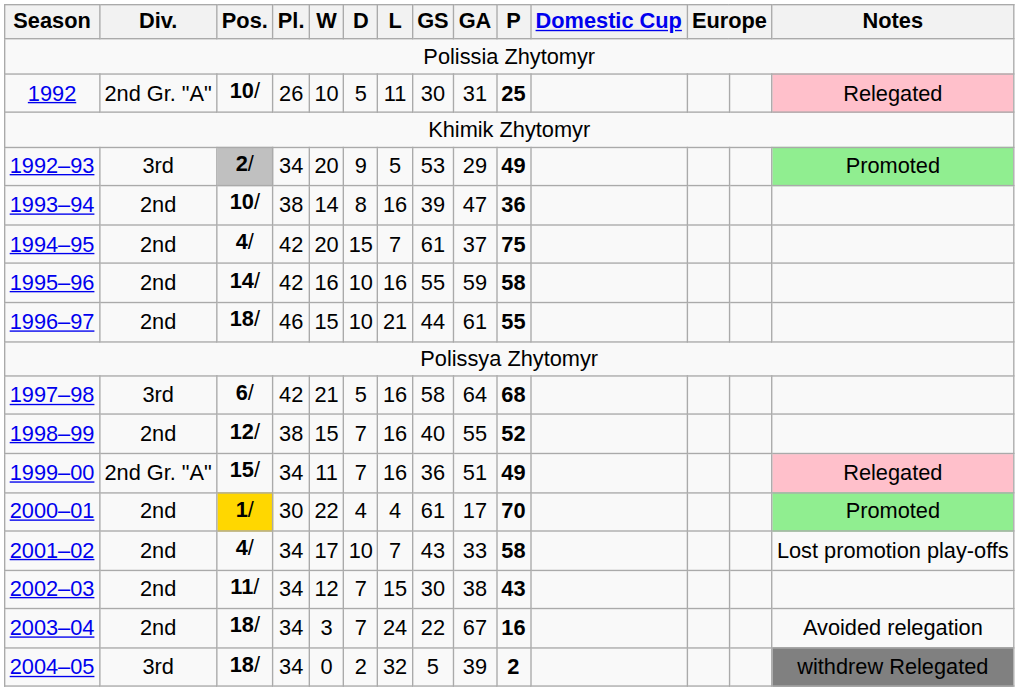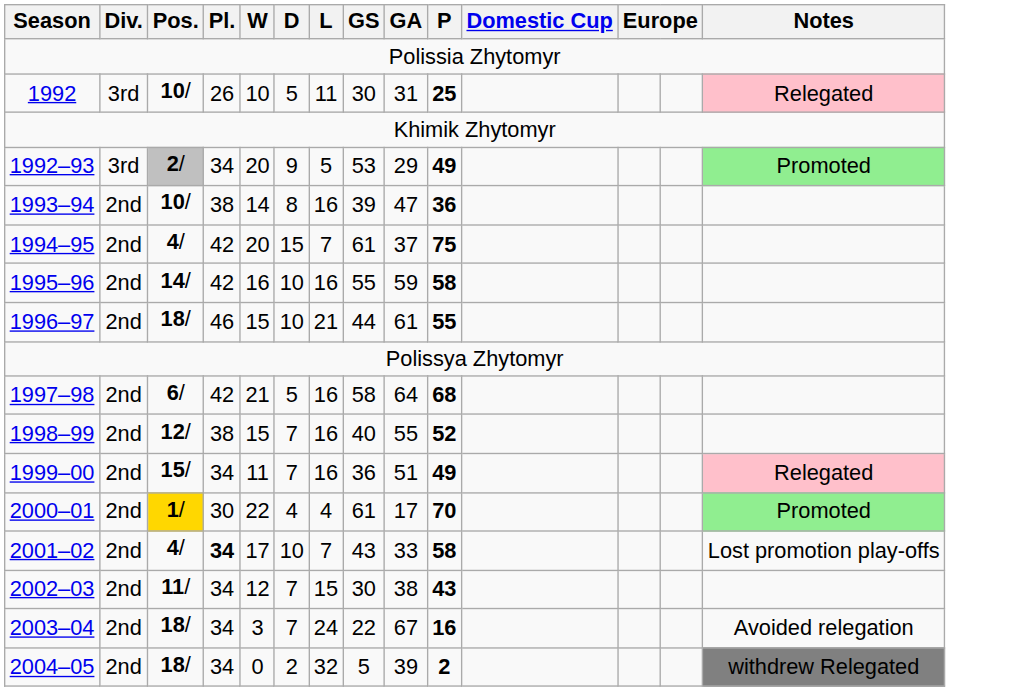(158, 92) 2nd Gr. "A" -> (124, 92) 3rd
(158, 395) 3rd -> (124, 395) 2nd
(158, 472) 2nd Gr. "A" -> (124, 472) 2nd
(291, 550) normal -> (222, 550) bold
(158, 666) 3rd -> (124, 666) 2nd
